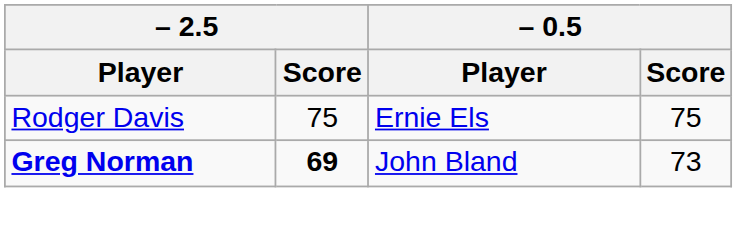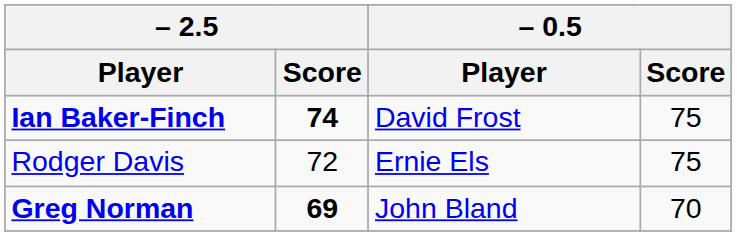+ row: (118, 117)
(322, 117) 75 -> (322, 162) 72
(686, 162) 73 -> (686, 207) 70
